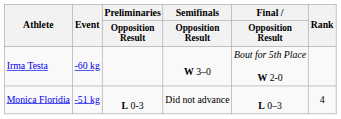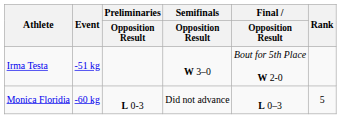(87, 66) -60 kg -> (87, 66) -51 kg
(87, 100) -51 kg -> (87, 100) -60 kg
(322, 100) 4 -> (322, 100) 5
